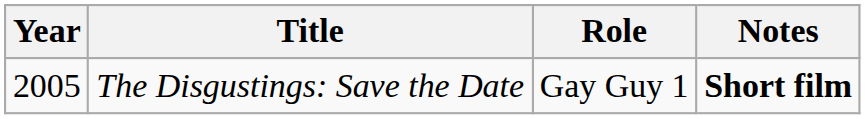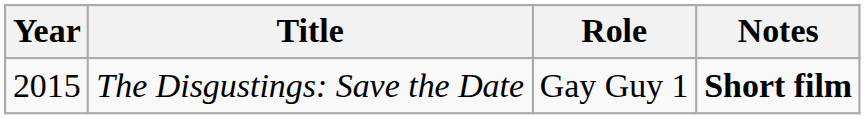(47, 85) 2005 -> (47, 85) 2015
